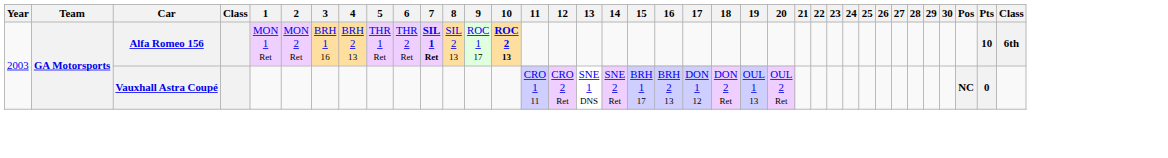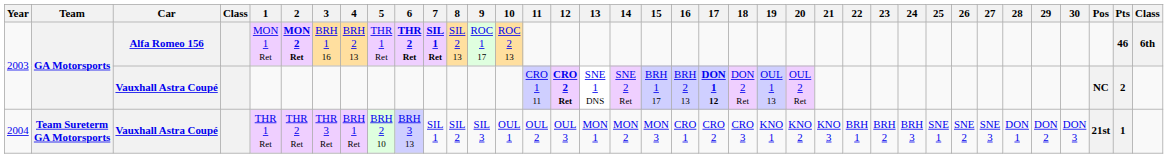(296, 43) normal -> (297, 43) bold
(407, 43) normal -> (409, 43) bold
(507, 43) bold -> (509, 43) normal
(987, 43) 10 -> (1123, 43) 46
(562, 86) normal -> (565, 87) bold
(697, 86) normal -> (714, 87) bold
(987, 87) 0 -> (1123, 87) 2
+ row: (18, 130)
